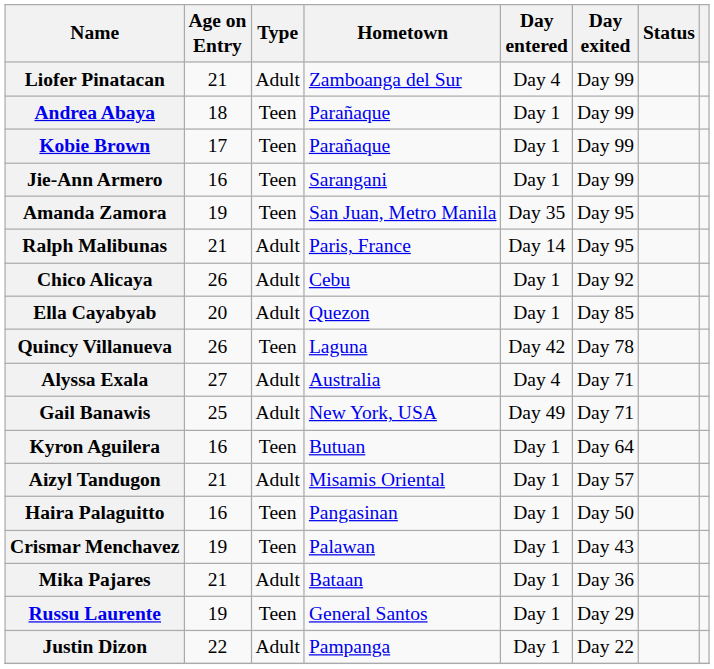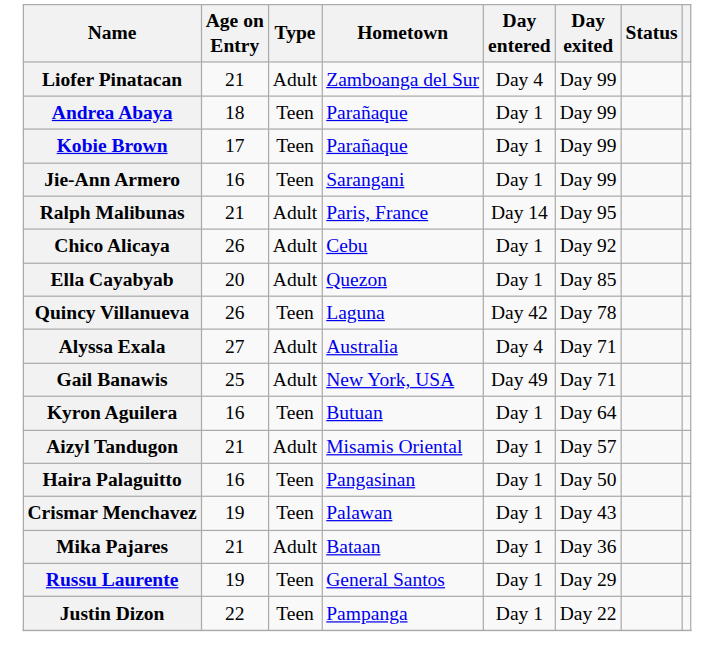- row: (95, 212)
(278, 646) Adult -> (295, 613) Teen
